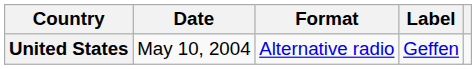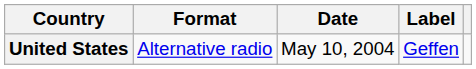columns swapped: (194, 19) <-> (327, 19)
